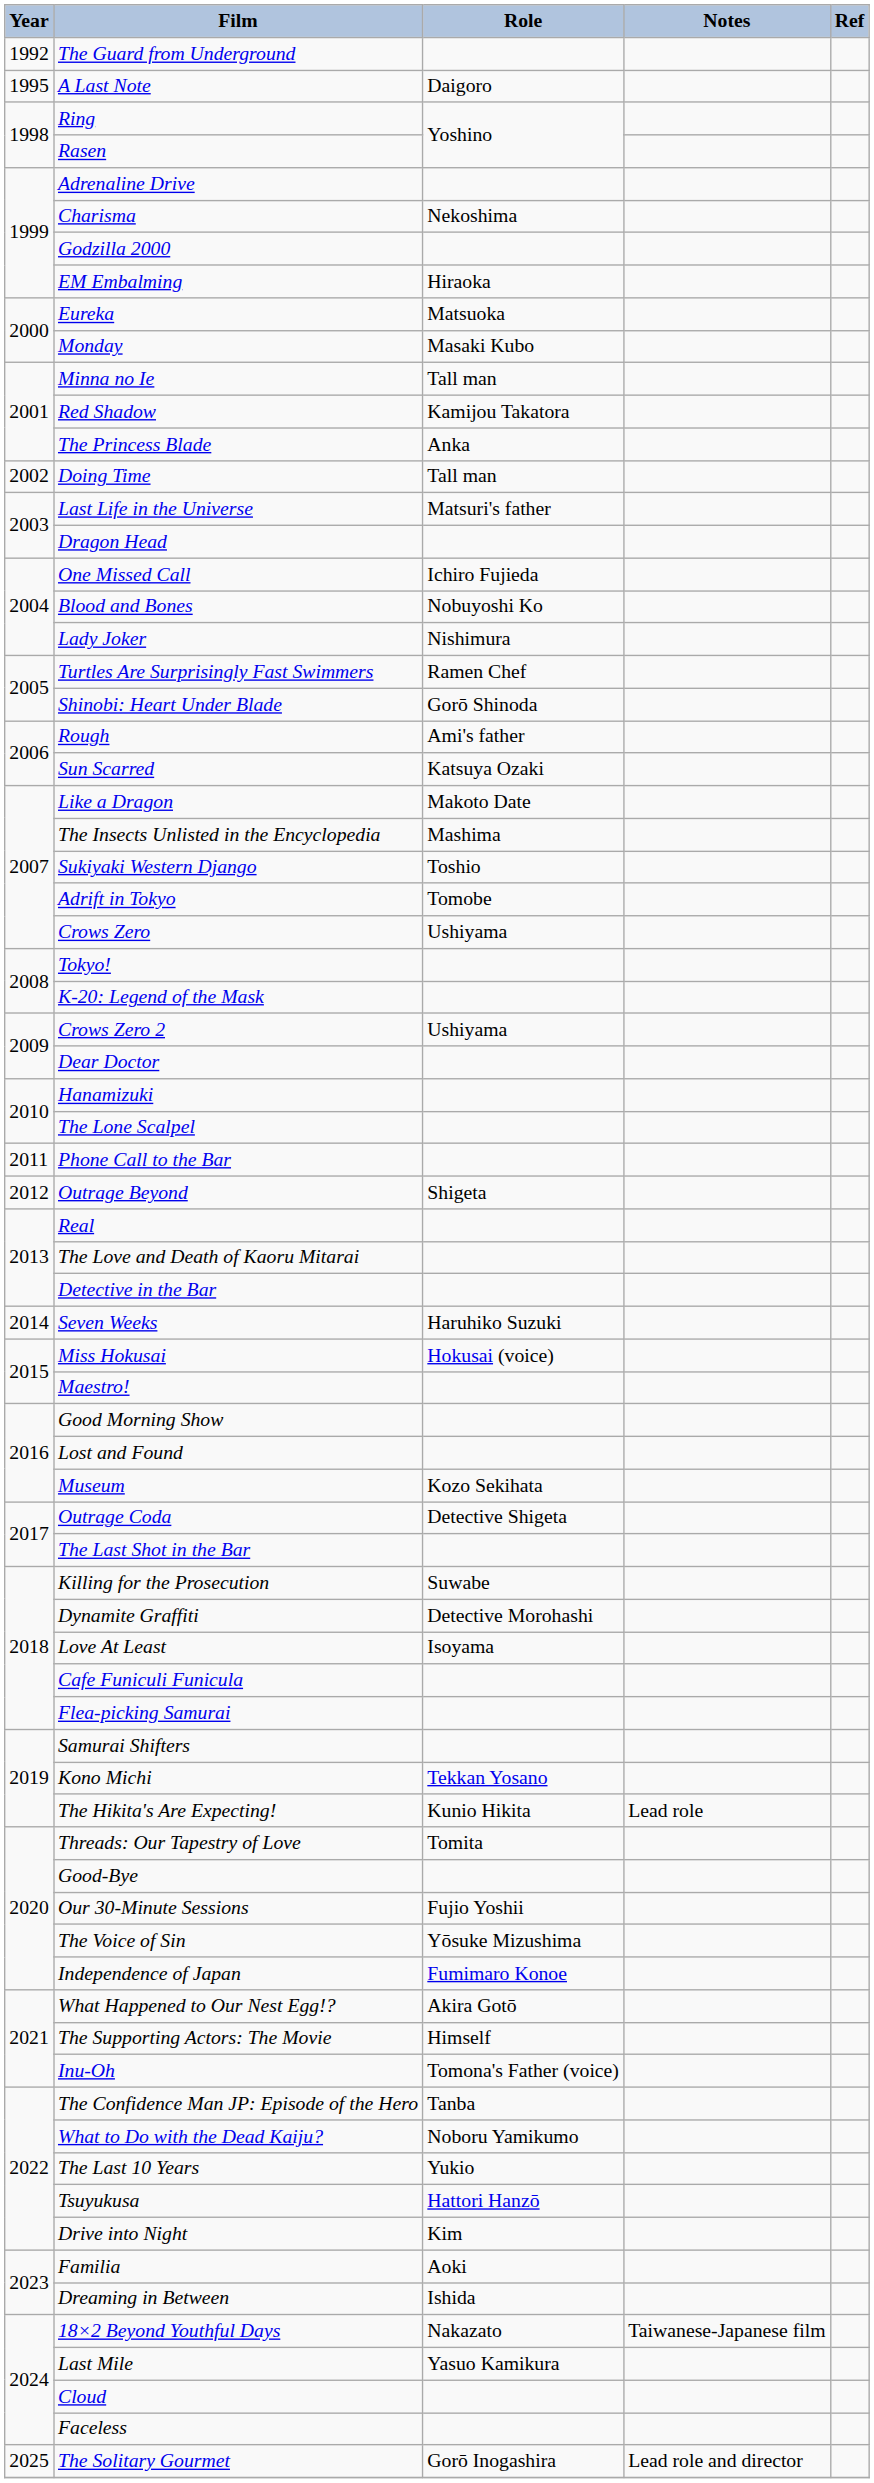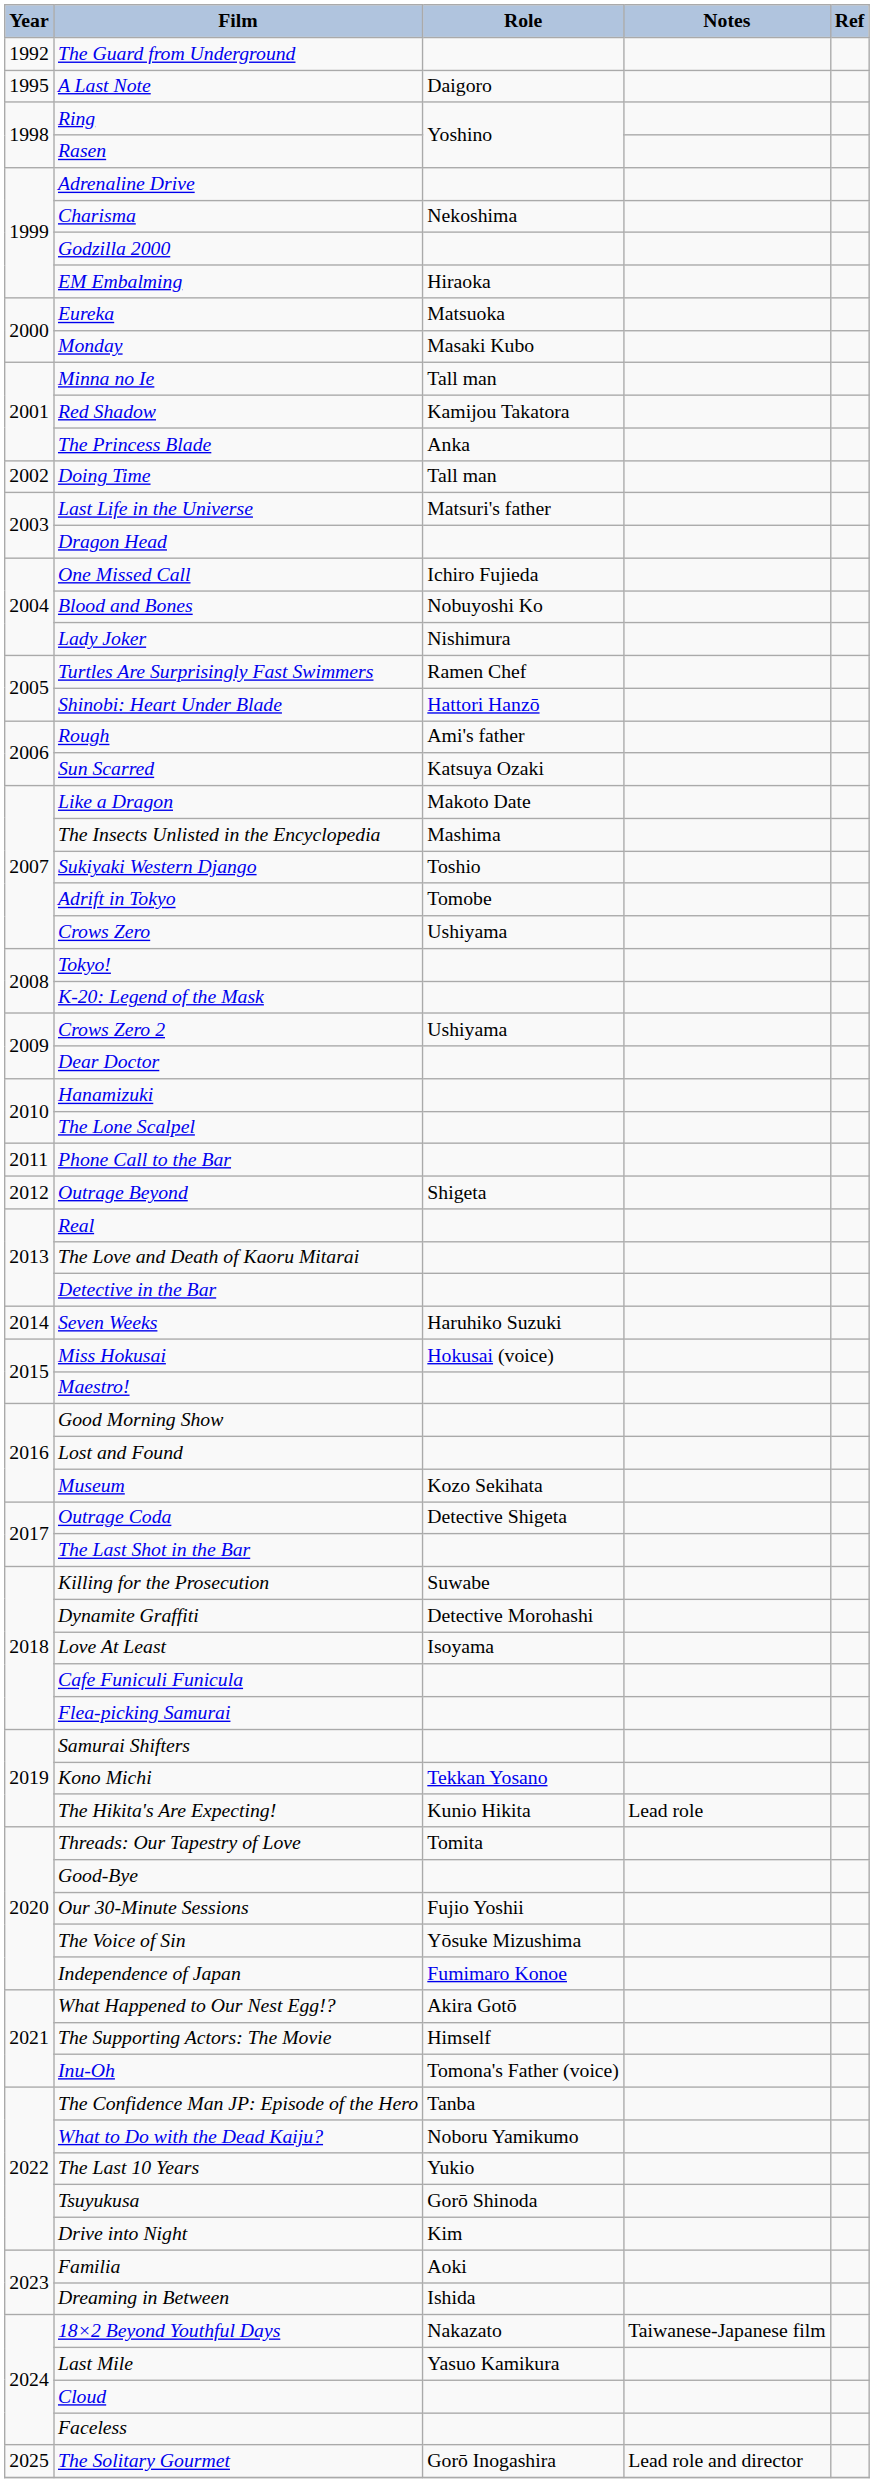(482, 704) Gorō Shinoda -> (483, 704) Hattori Hanzō
(483, 2201) Hattori Hanzō -> (482, 2201) Gorō Shinoda
